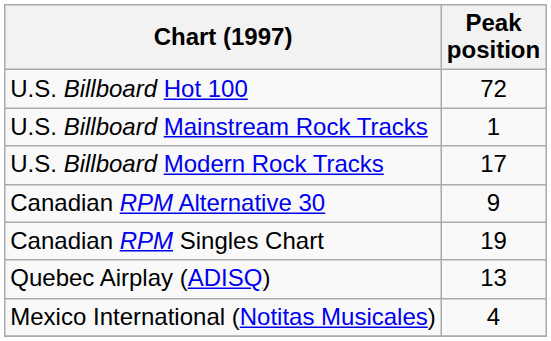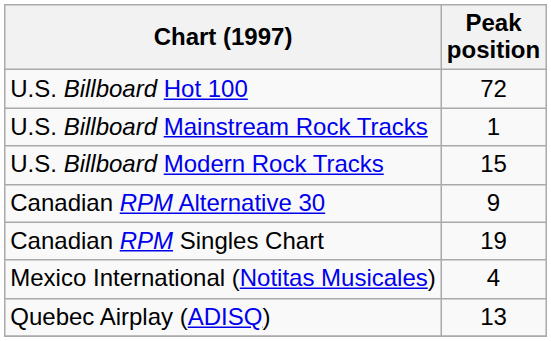(494, 164) 17 -> (494, 164) 15
rows swapped: (223, 316) <-> (140, 278)
